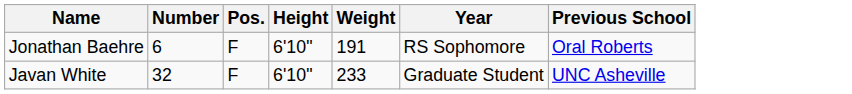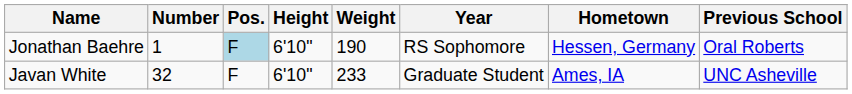+ column: (624, 18)
(157, 46) 6 -> (157, 46) 1
(233, 46) no background -> (233, 46) lightblue background
(351, 46) 191 -> (351, 46) 190
